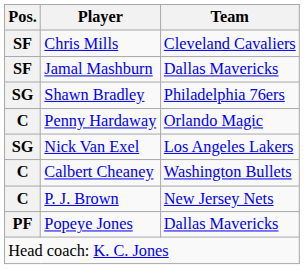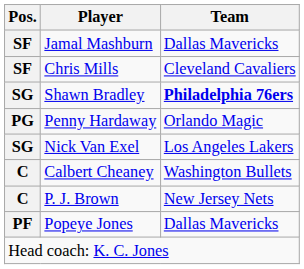rows swapped: (81, 43) <-> (99, 69)
(224, 95) normal -> (228, 95) bold
(23, 120) C -> (23, 120) PG
